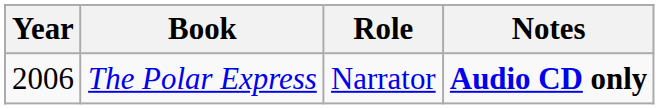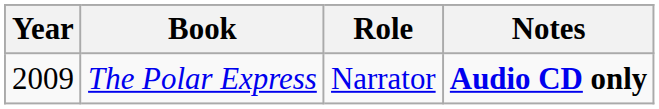(43, 77) 2006 -> (43, 77) 2009
